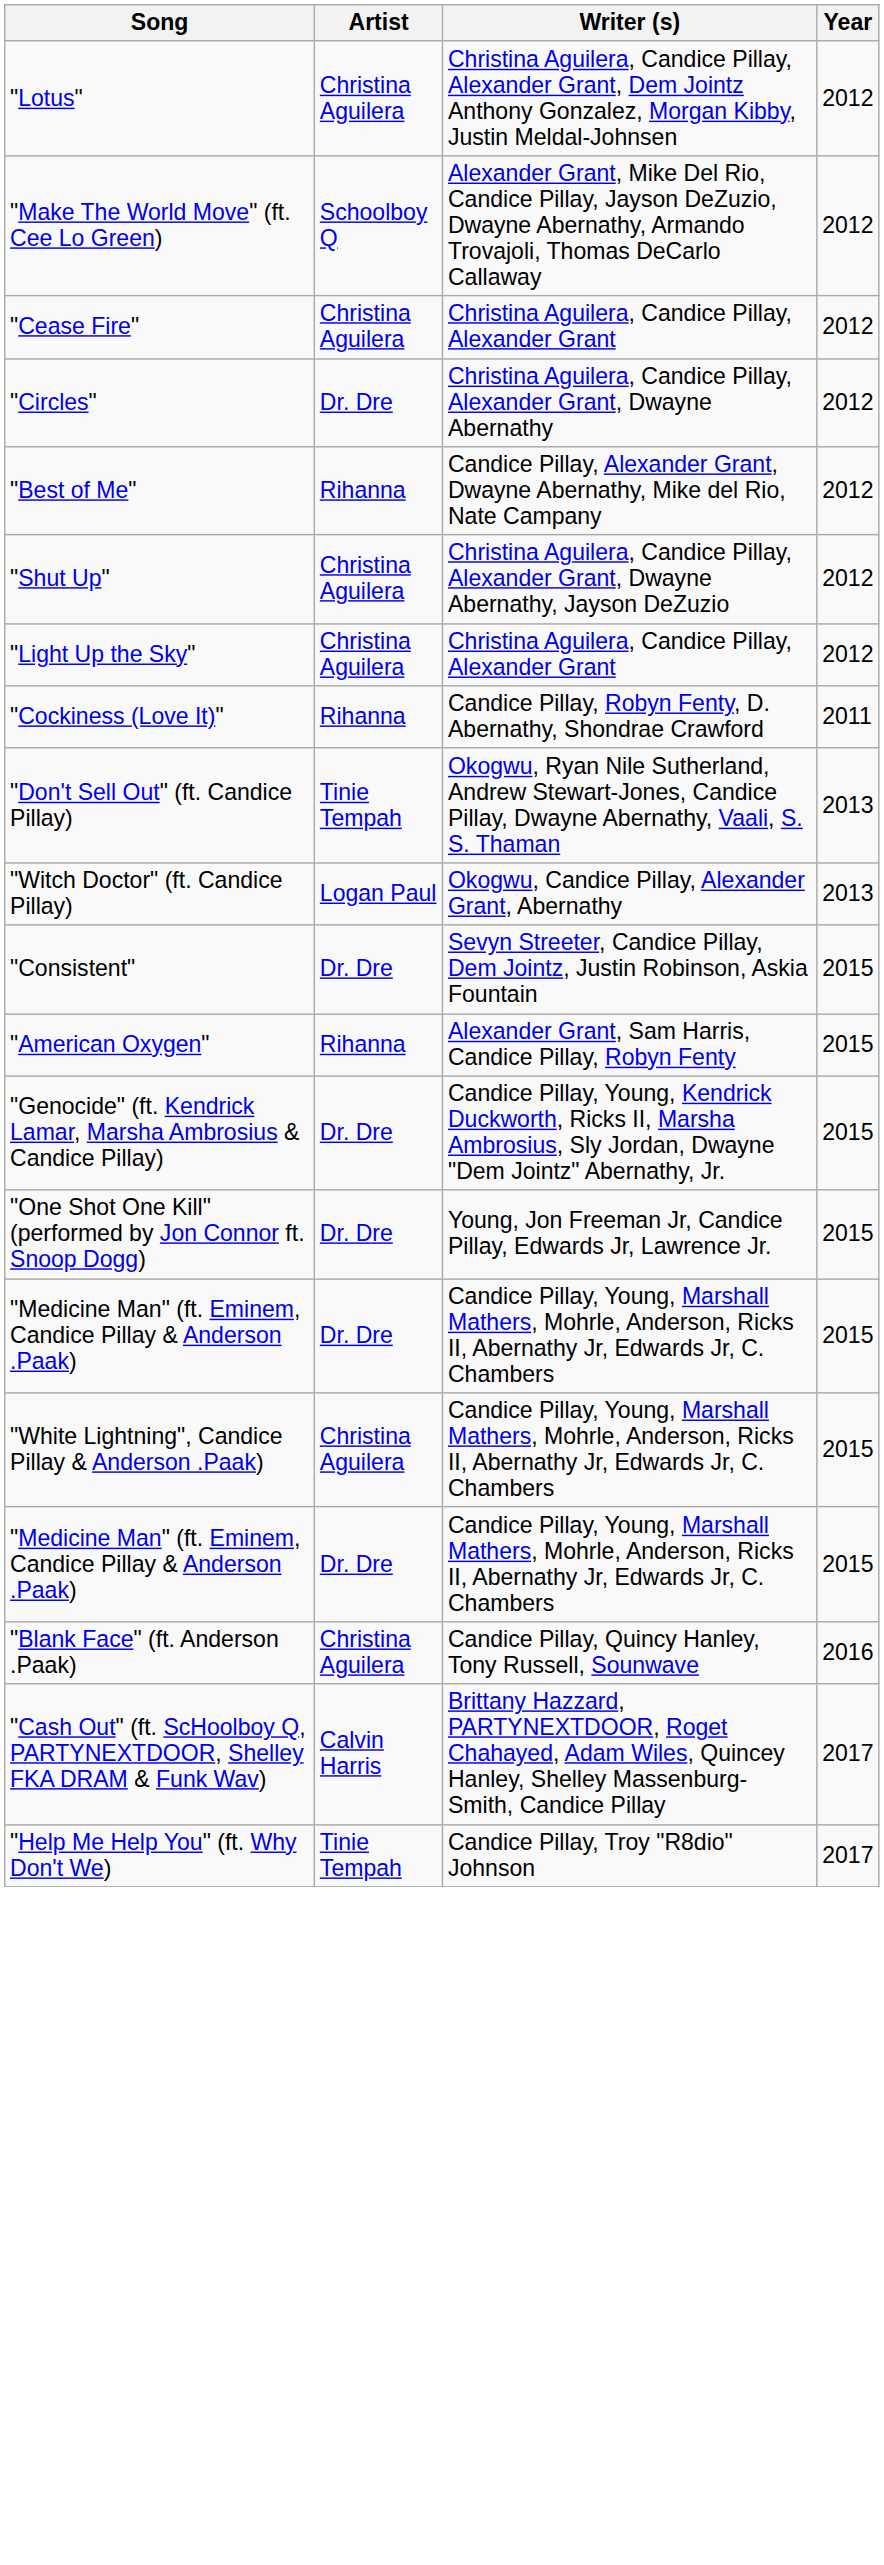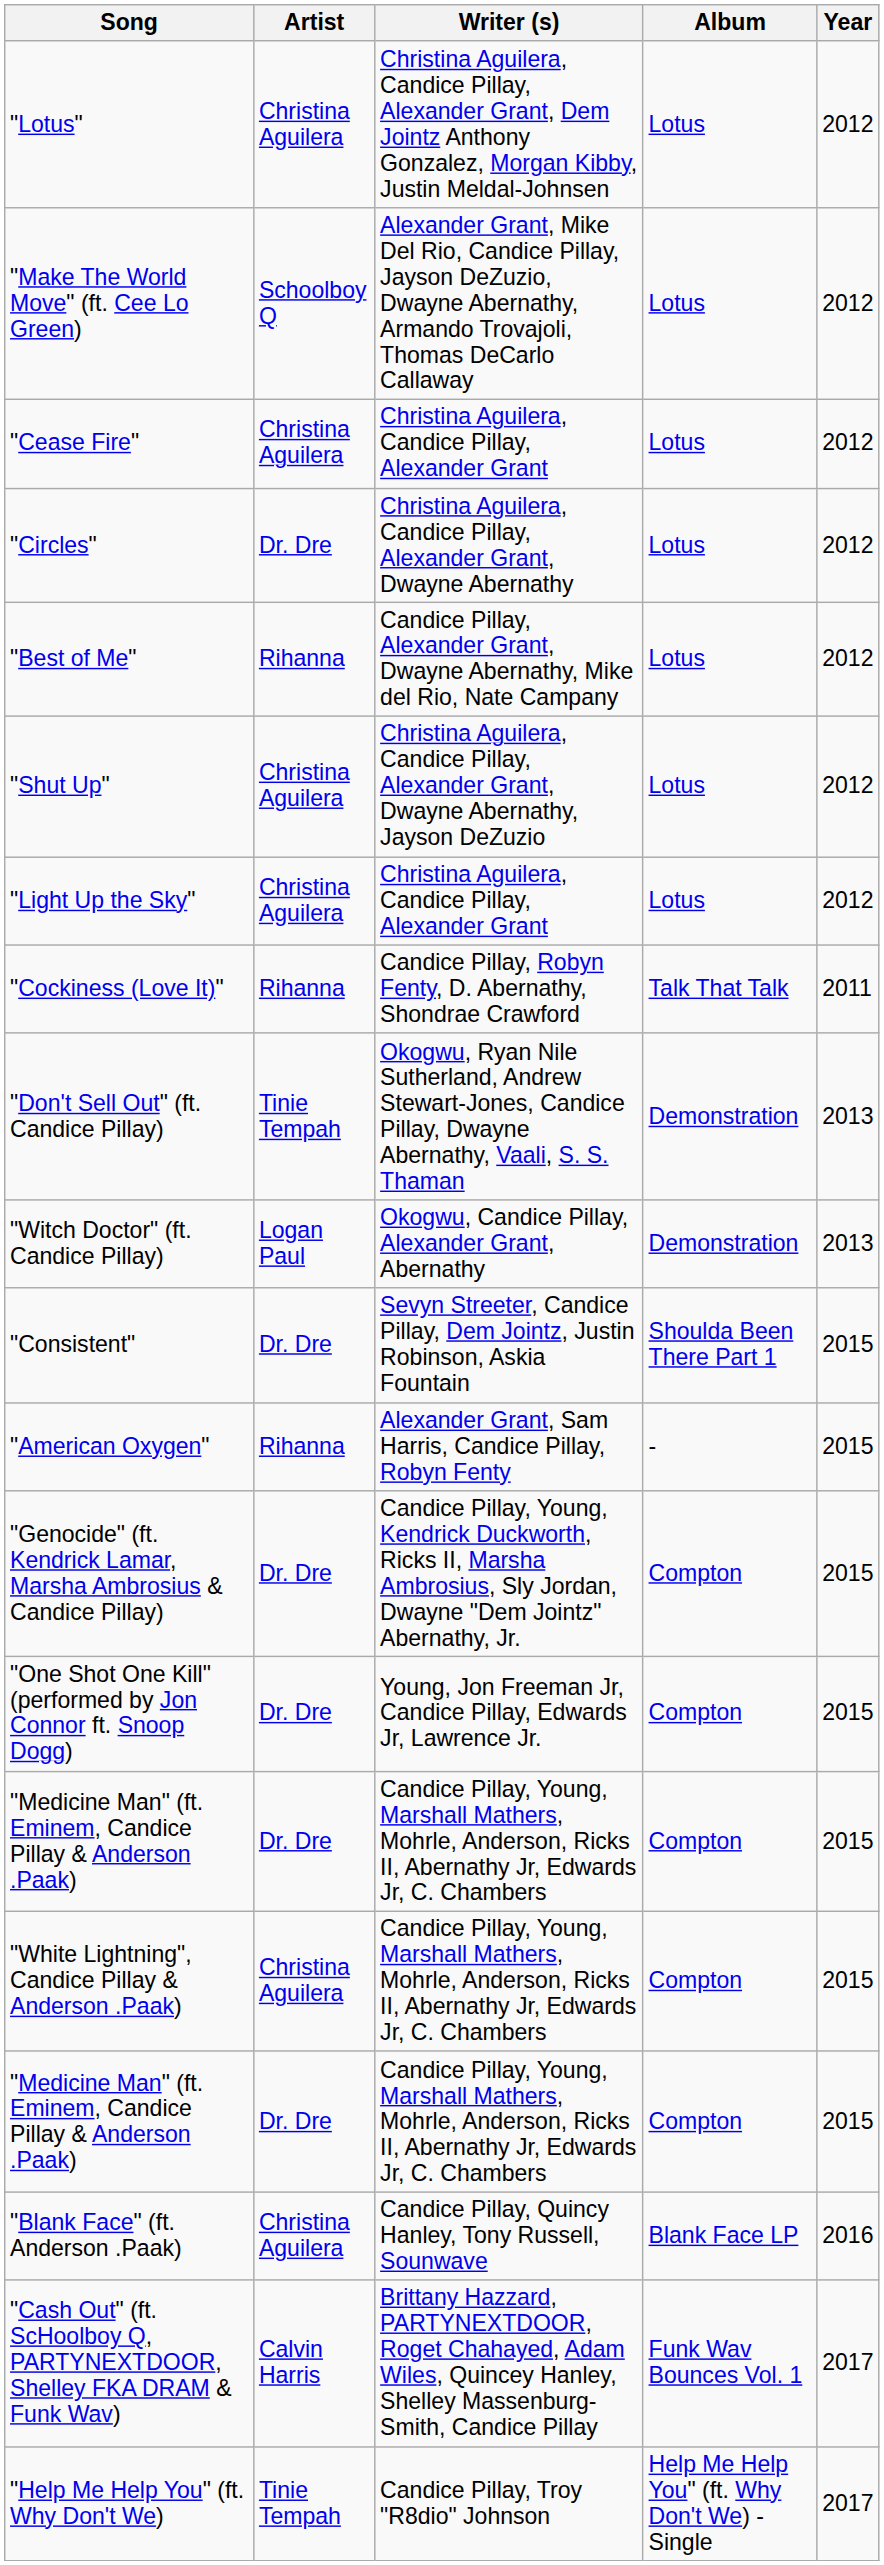+ column: (730, 22)
